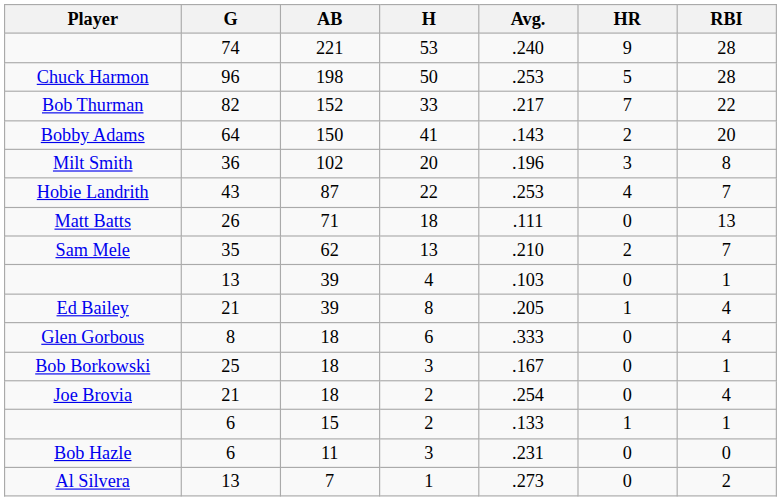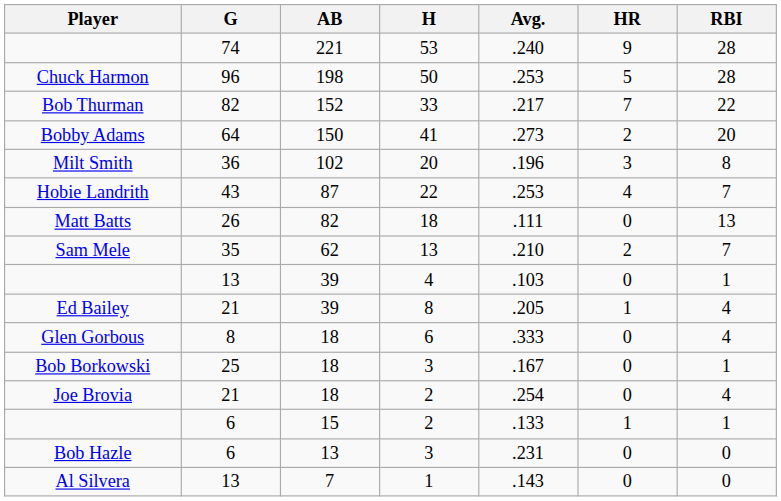(528, 134) .143 -> (528, 134) .273
(330, 221) 71 -> (330, 221) 82
(330, 452) 11 -> (330, 452) 13
(528, 481) .273 -> (528, 481) .143
(726, 481) 2 -> (726, 481) 0
